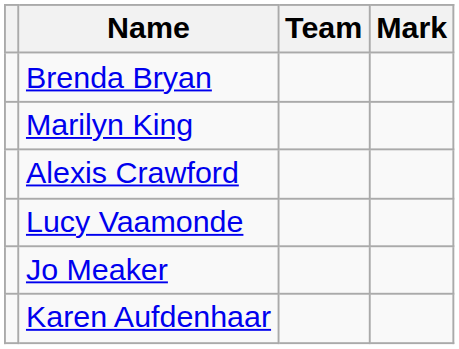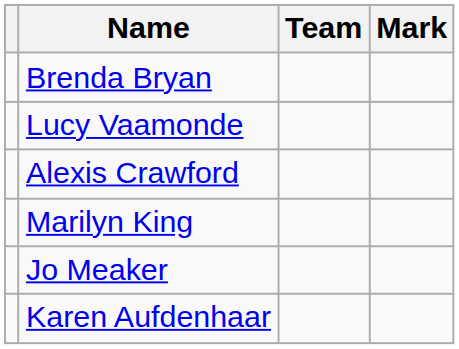rows swapped: (110, 125) <-> (135, 221)
